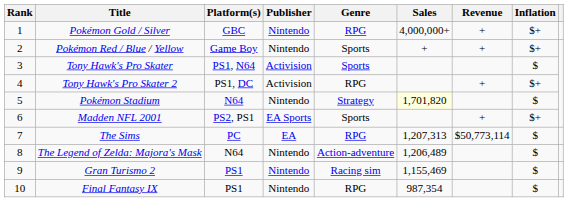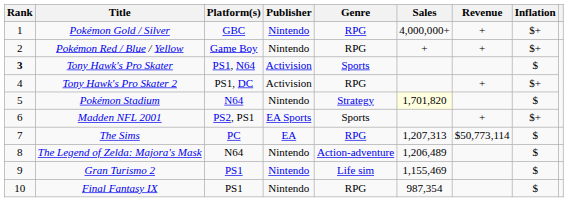(356, 48) Sports -> (356, 48) RPG
(20, 65) normal -> (20, 65) bold
(356, 170) Racing sim -> (356, 170) Life sim
